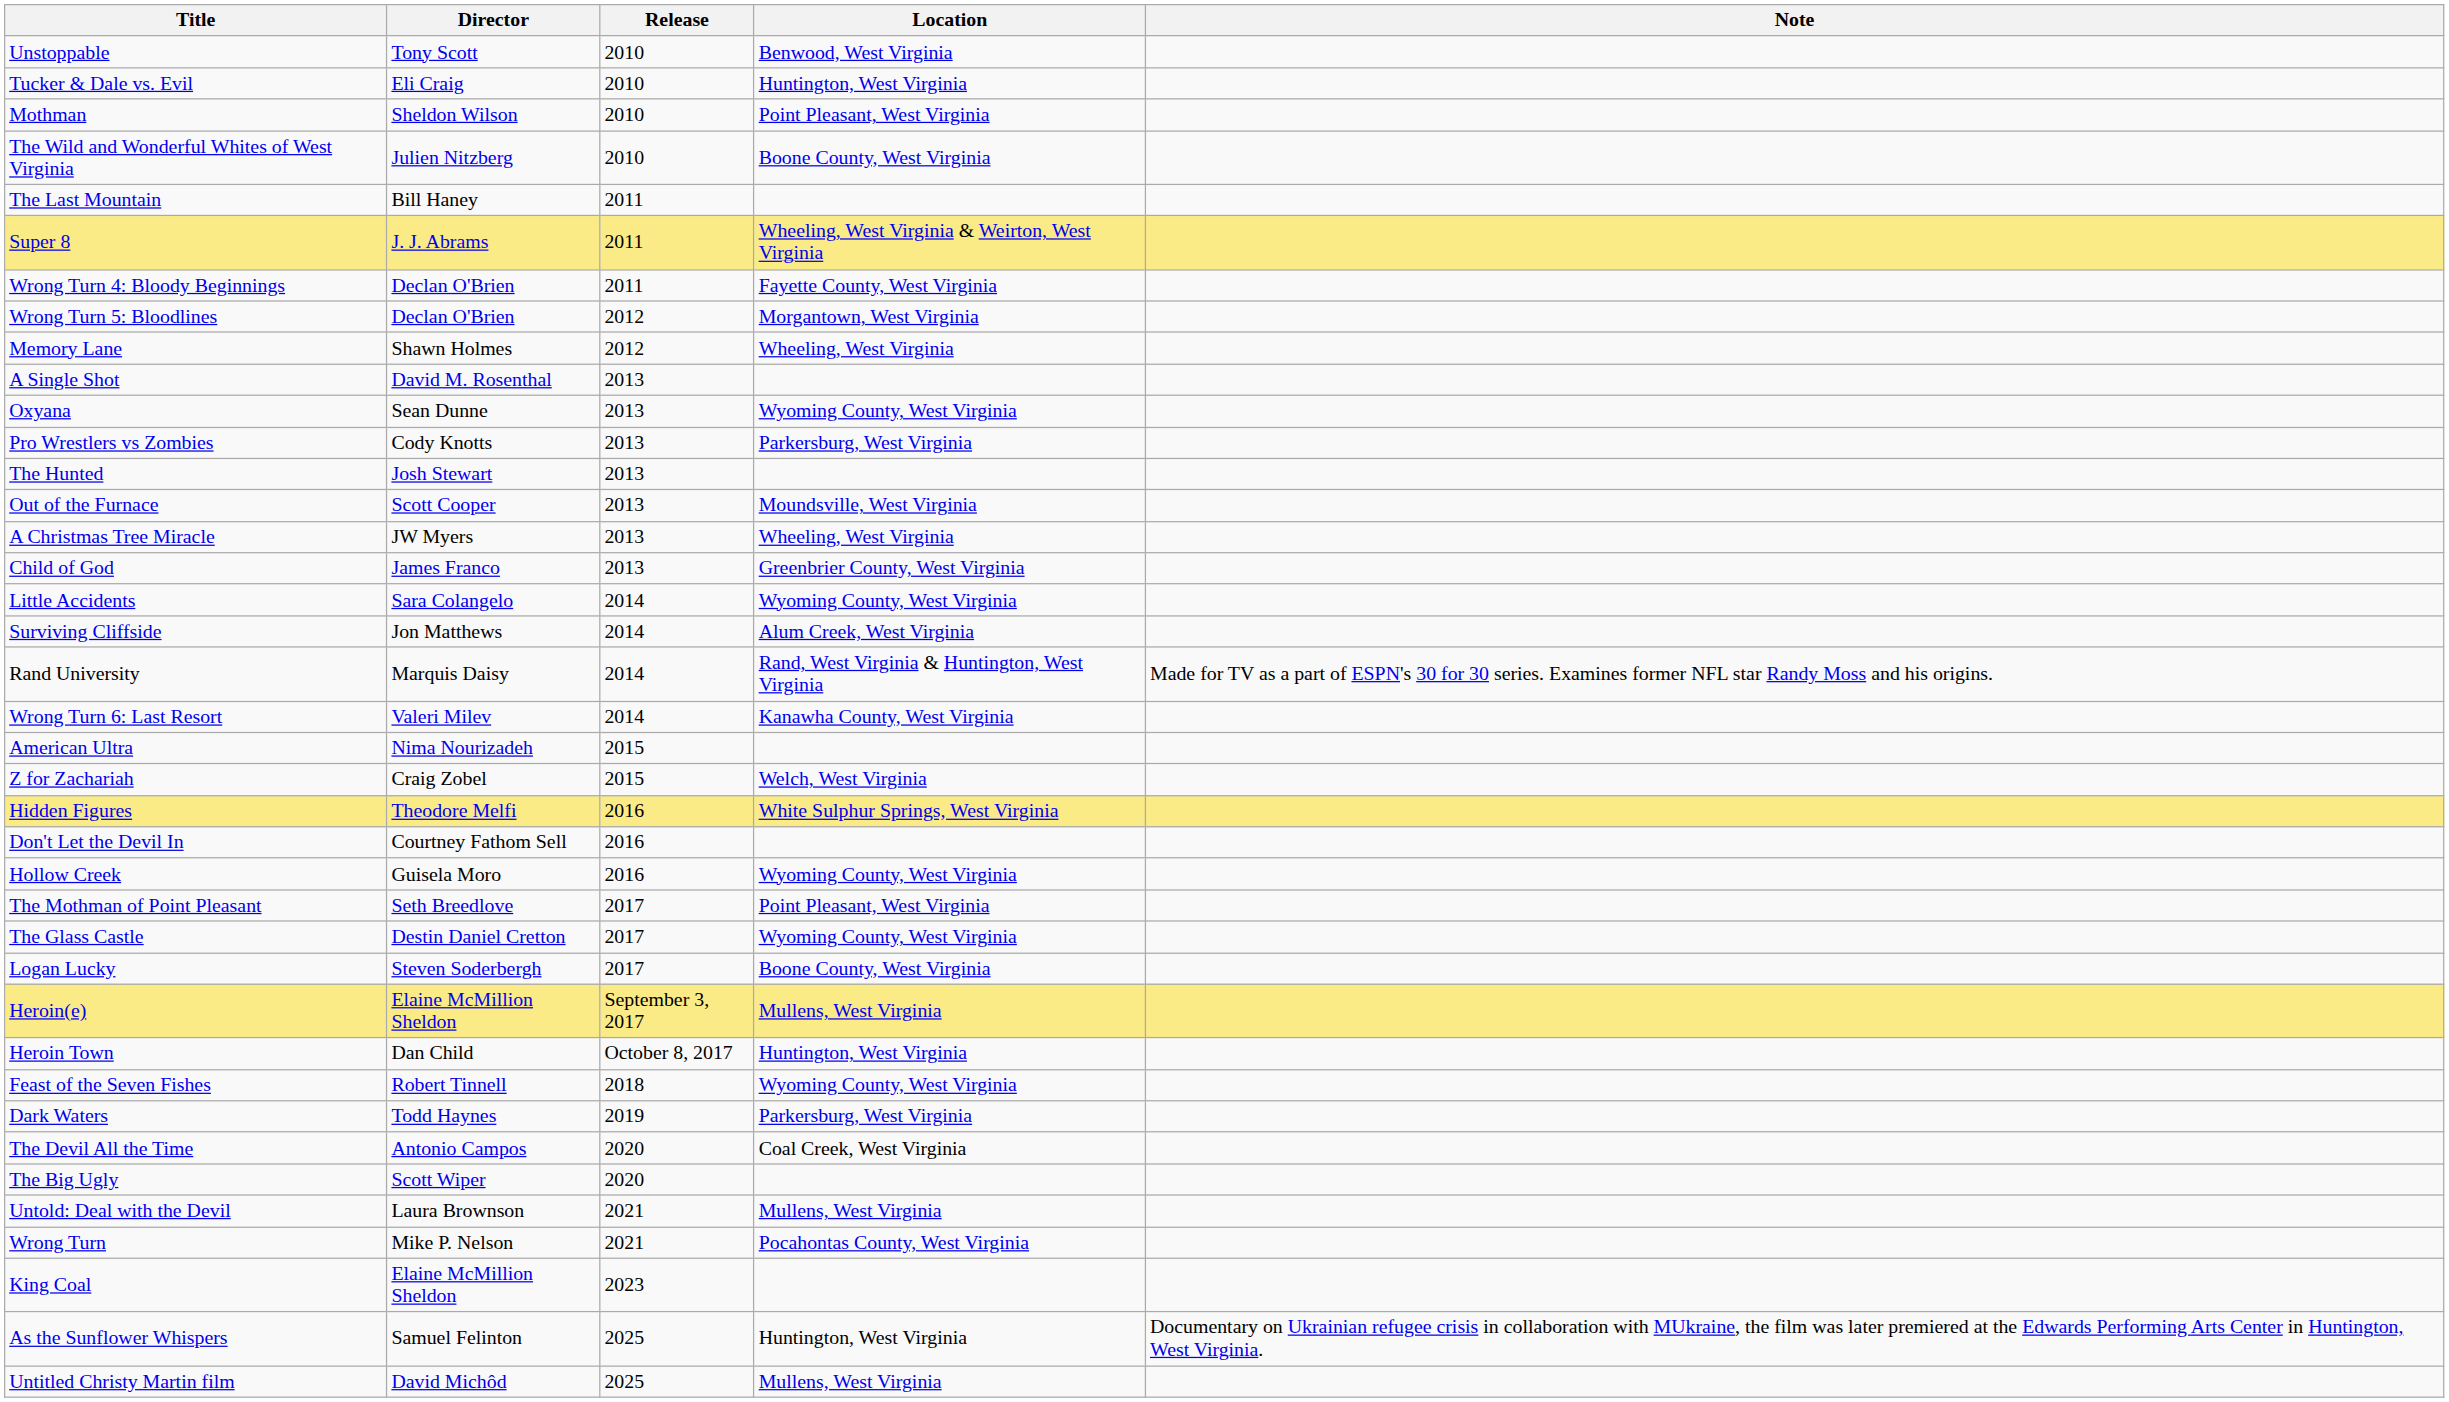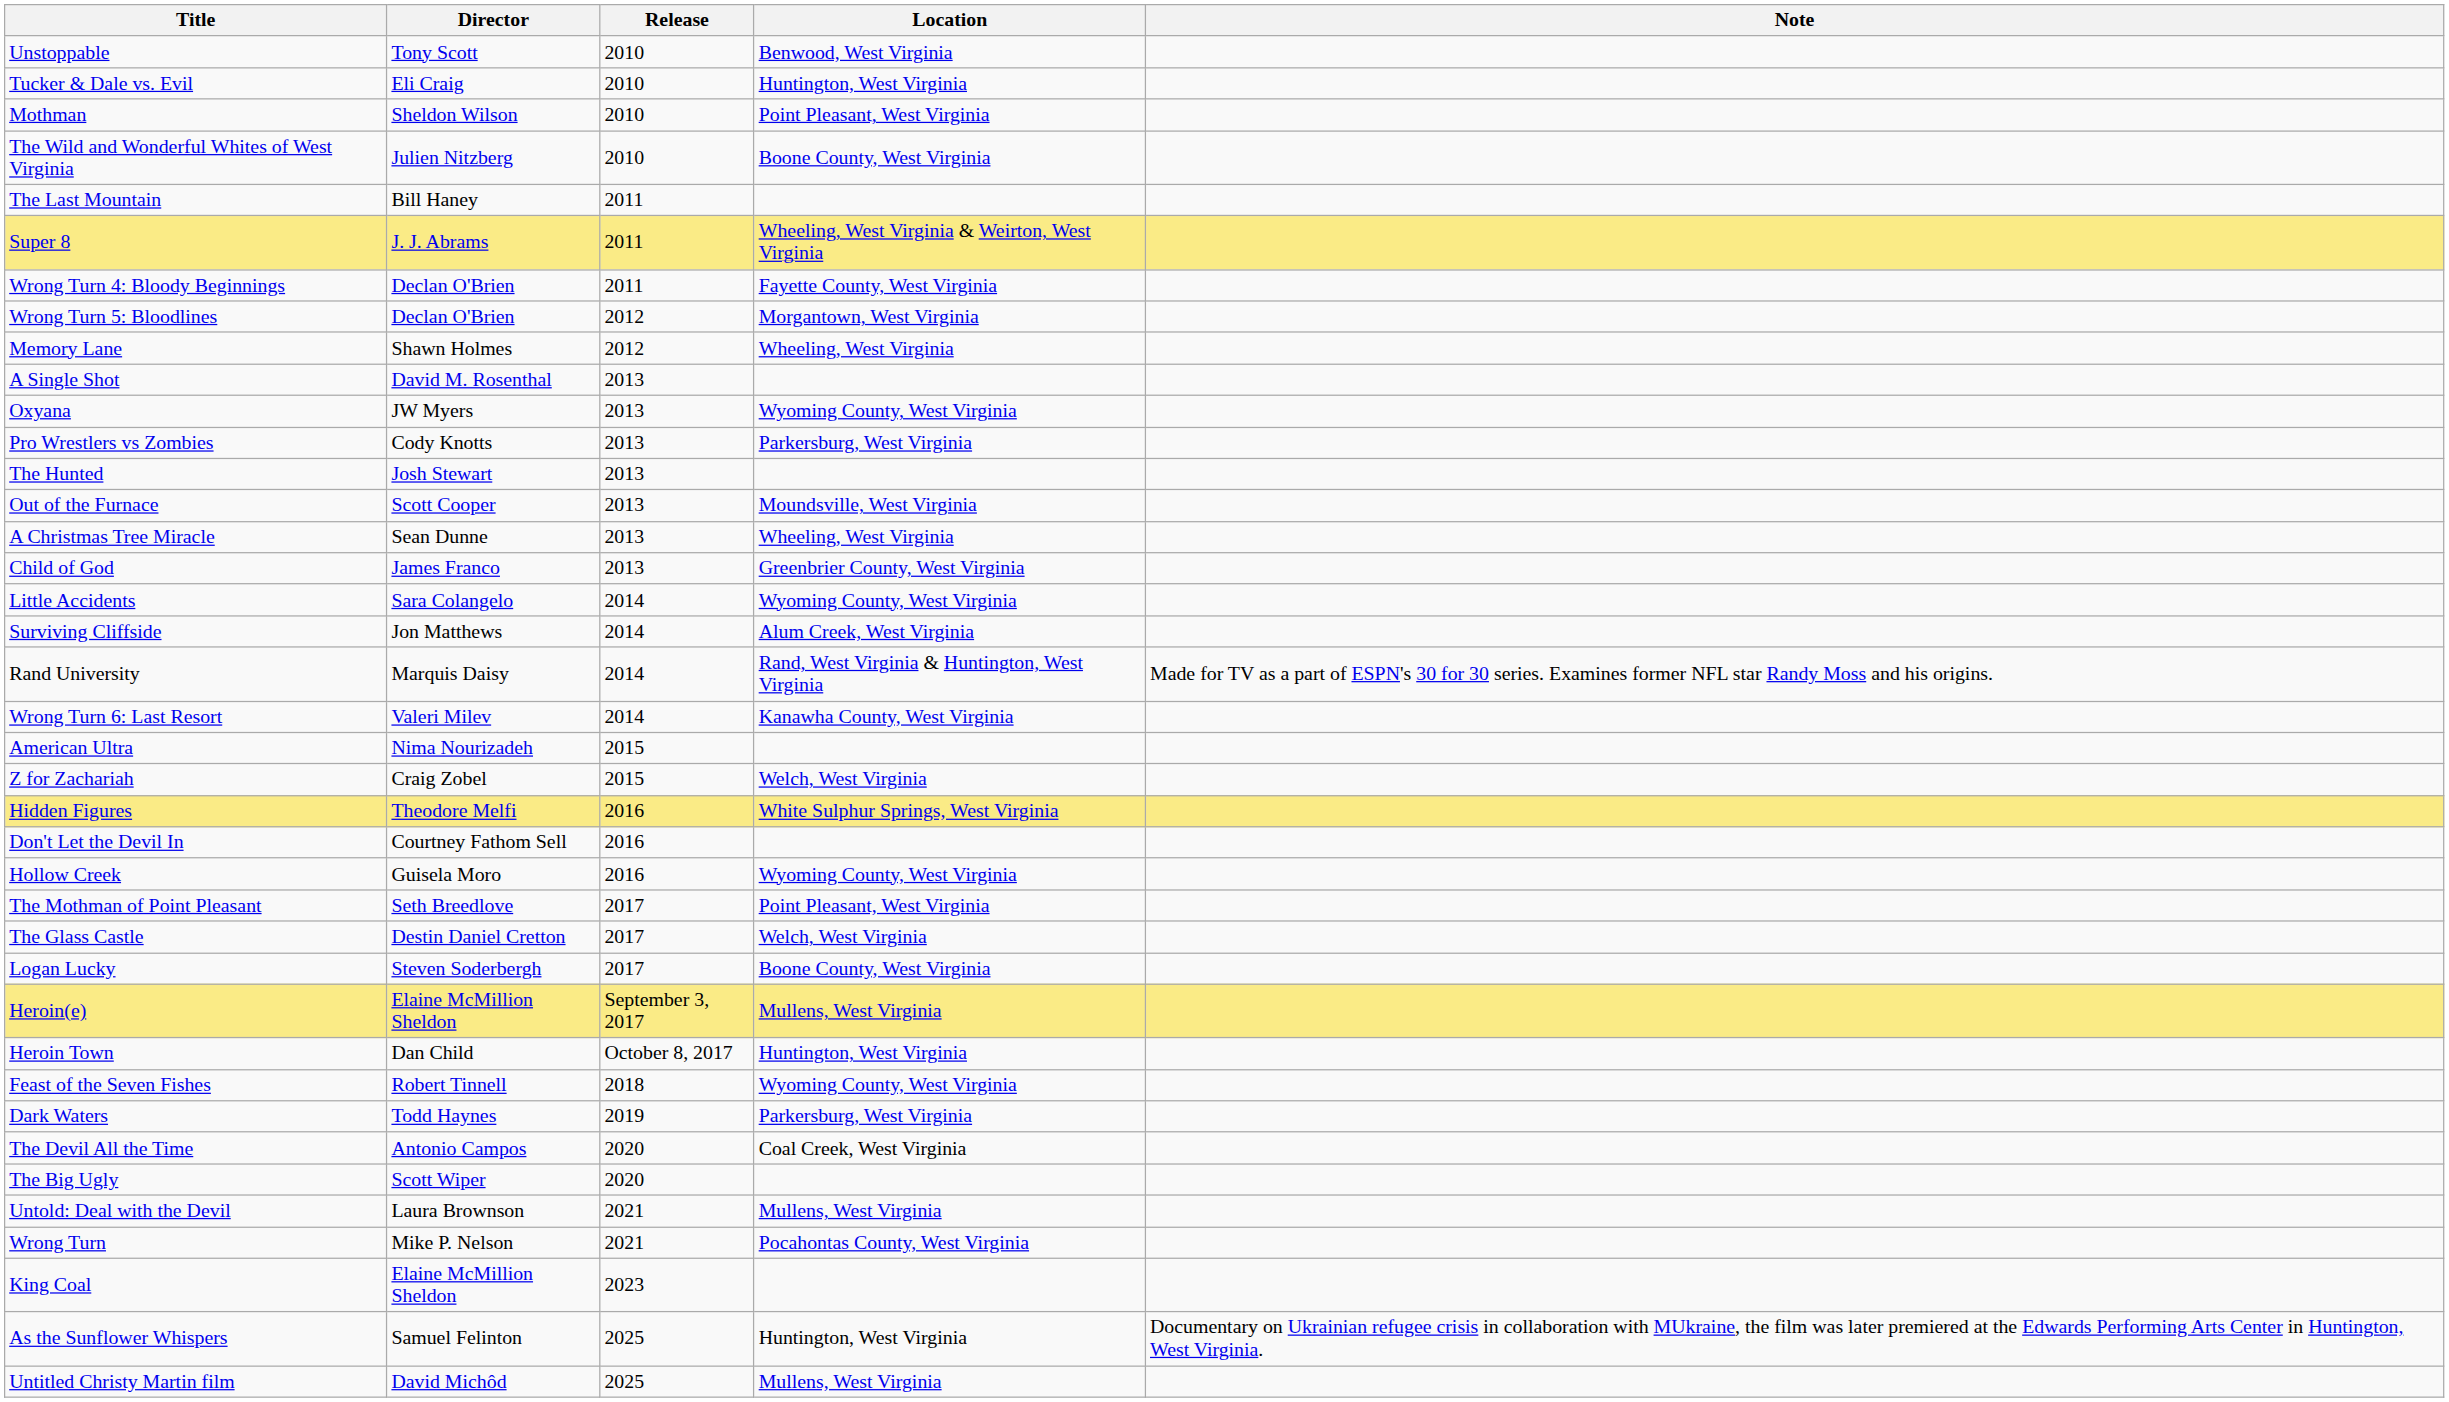(440, 410) Sean Dunne -> (432, 410) JW Myers
(432, 536) JW Myers -> (440, 536) Sean Dunne
(888, 936) Wyoming County, West Virginia -> (843, 936) Welch, West Virginia
